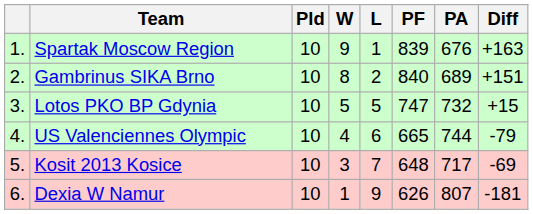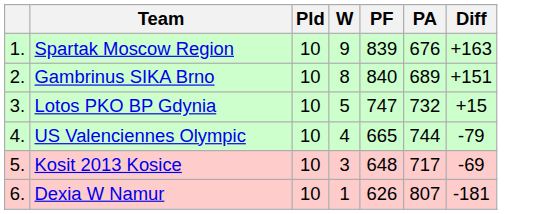- column: (376, 19)
